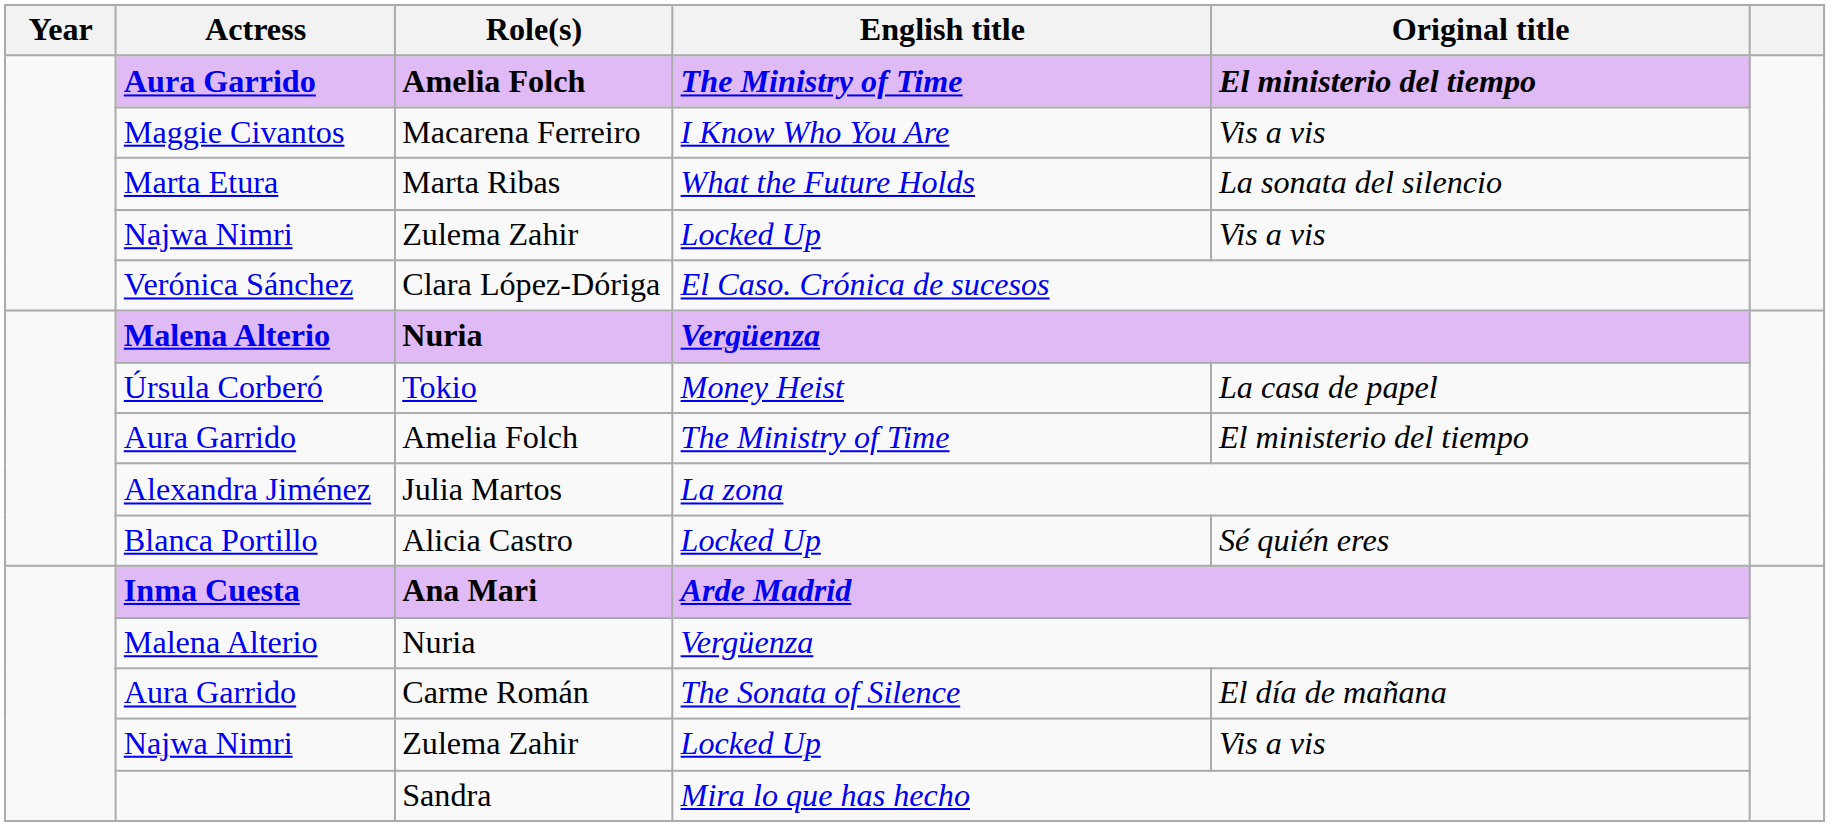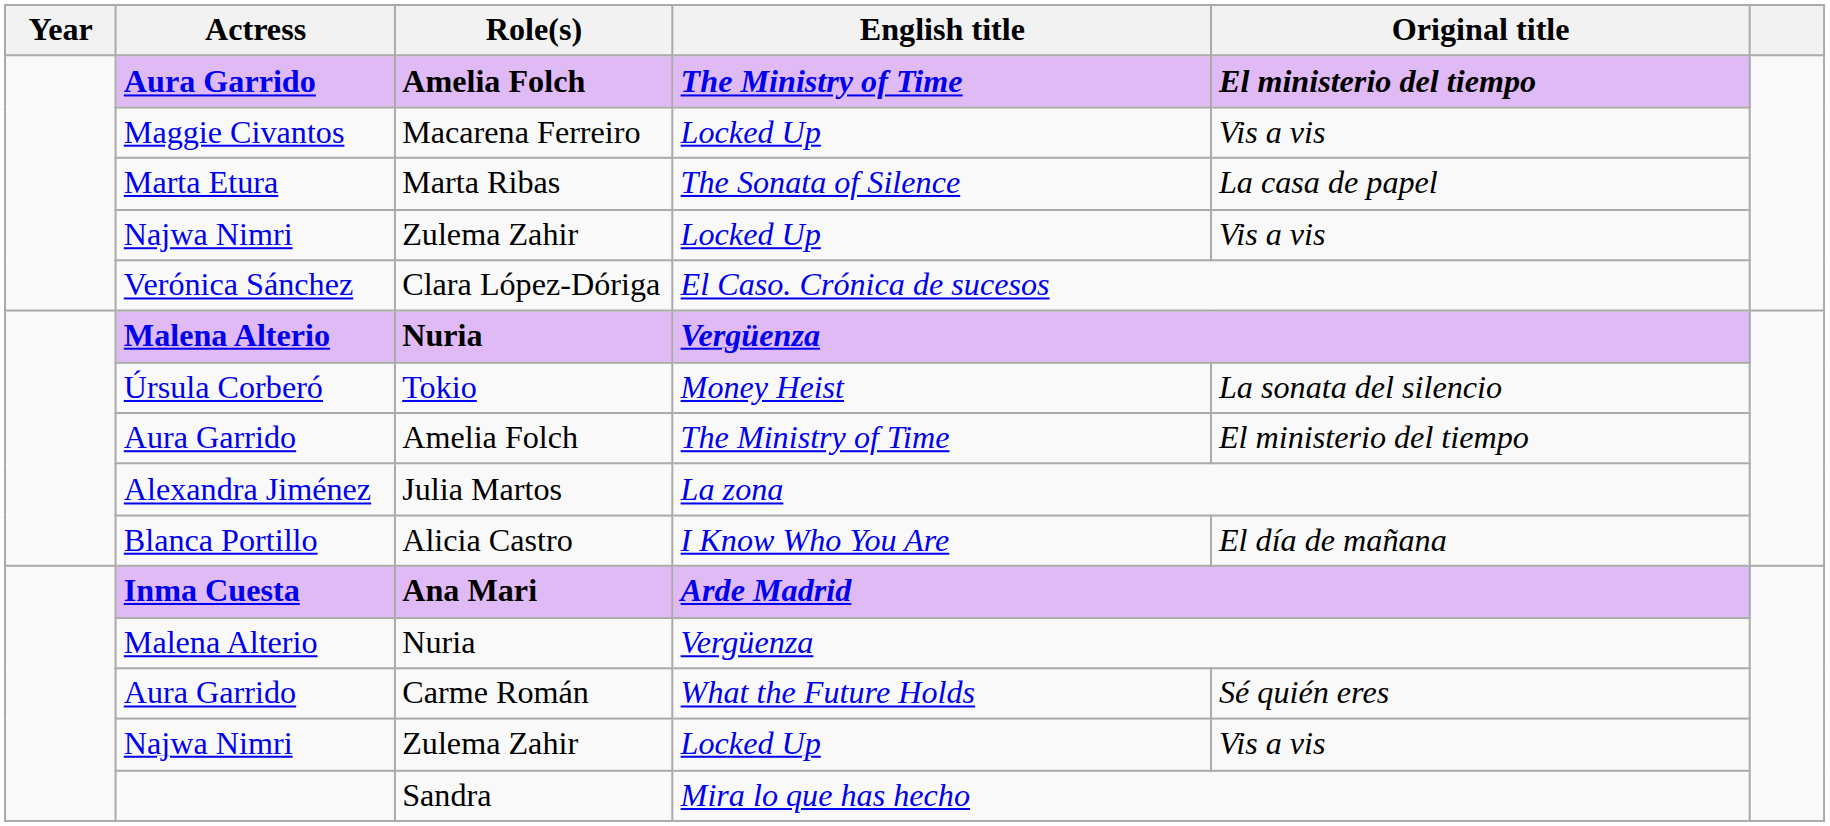(815, 132) I Know Who You Are -> (751, 132) Locked Up
(828, 183) What the Future Holds -> (820, 183) The Sonata of Silence
(1361, 183) La sonata del silencio -> (1328, 183) La casa de papel
(1328, 387) La casa de papel -> (1361, 387) La sonata del silencio
(751, 540) Locked Up -> (815, 540) I Know Who You Are
(1304, 540) Sé quién eres -> (1333, 540) El día de mañana
(820, 693) The Sonata of Silence -> (828, 693) What the Future Holds
(1333, 693) El día de mañana -> (1304, 693) Sé quién eres
